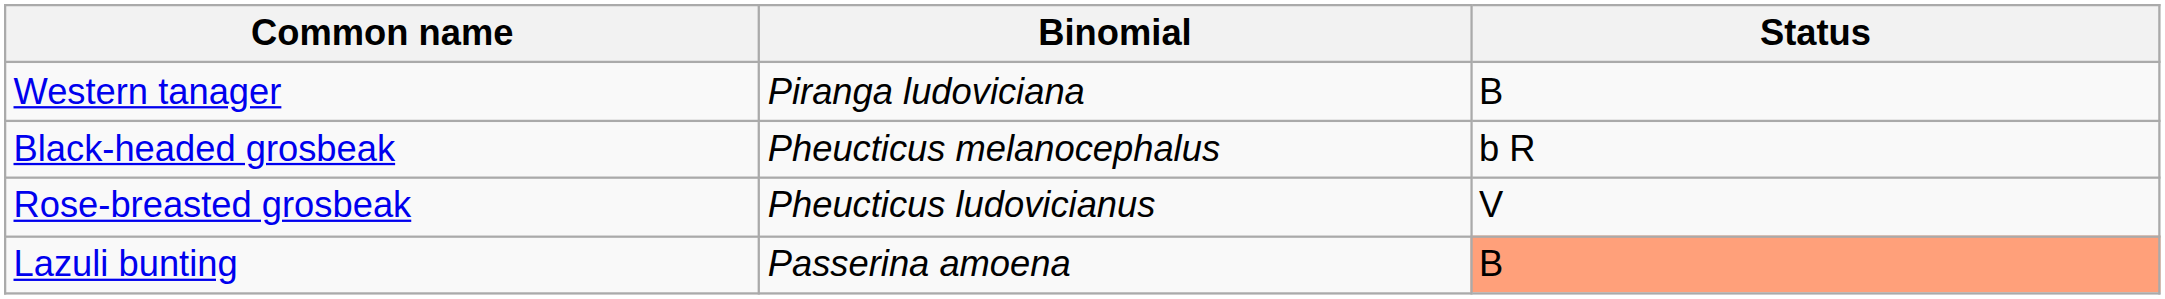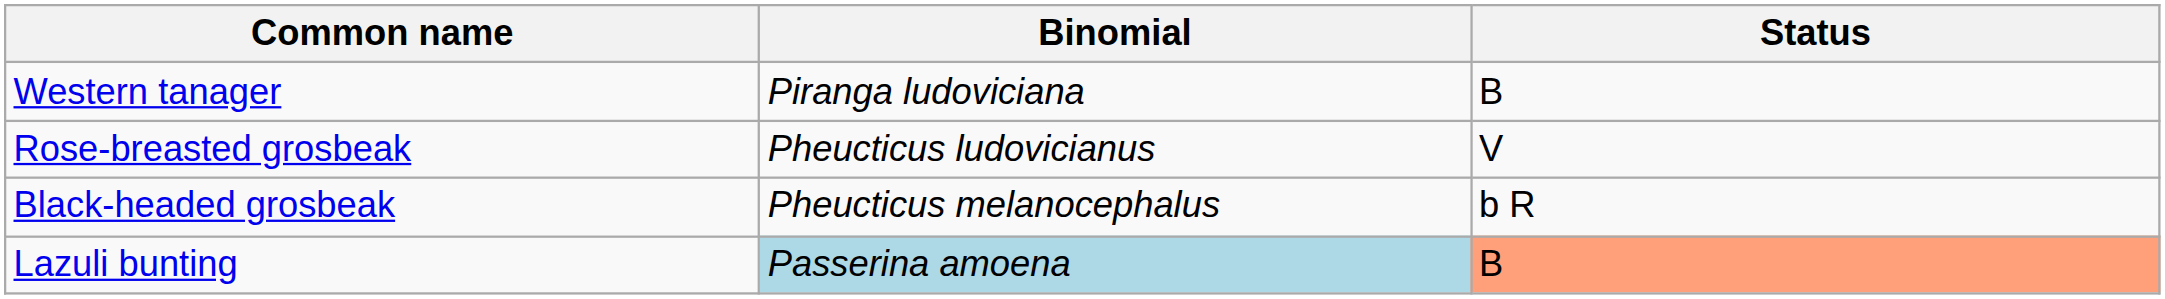rows swapped: (212, 206) <-> (204, 148)
(919, 263) no background -> (919, 263) lightblue background
